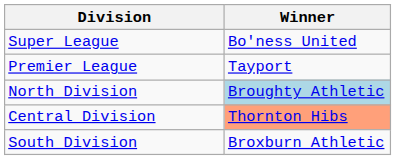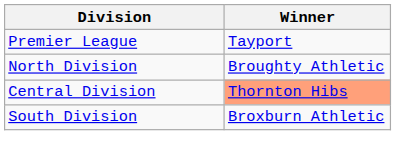- row: (63, 42)
(306, 92) lightblue background -> (306, 67) no background
